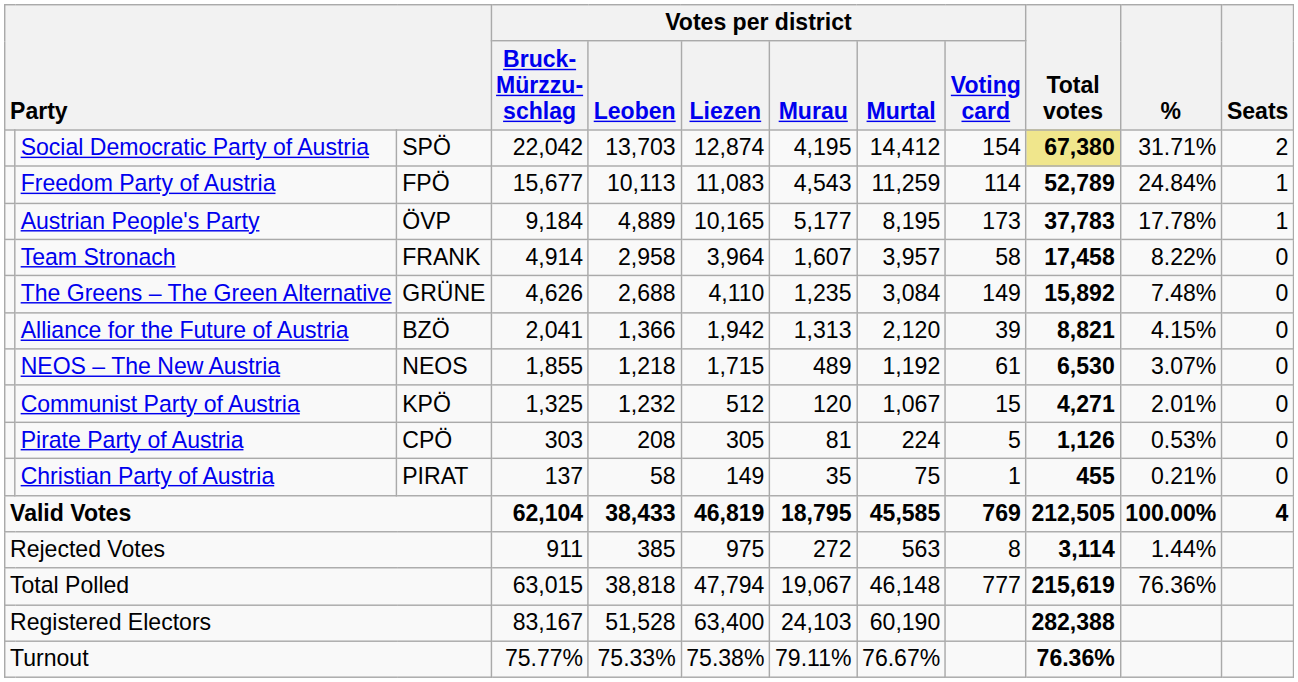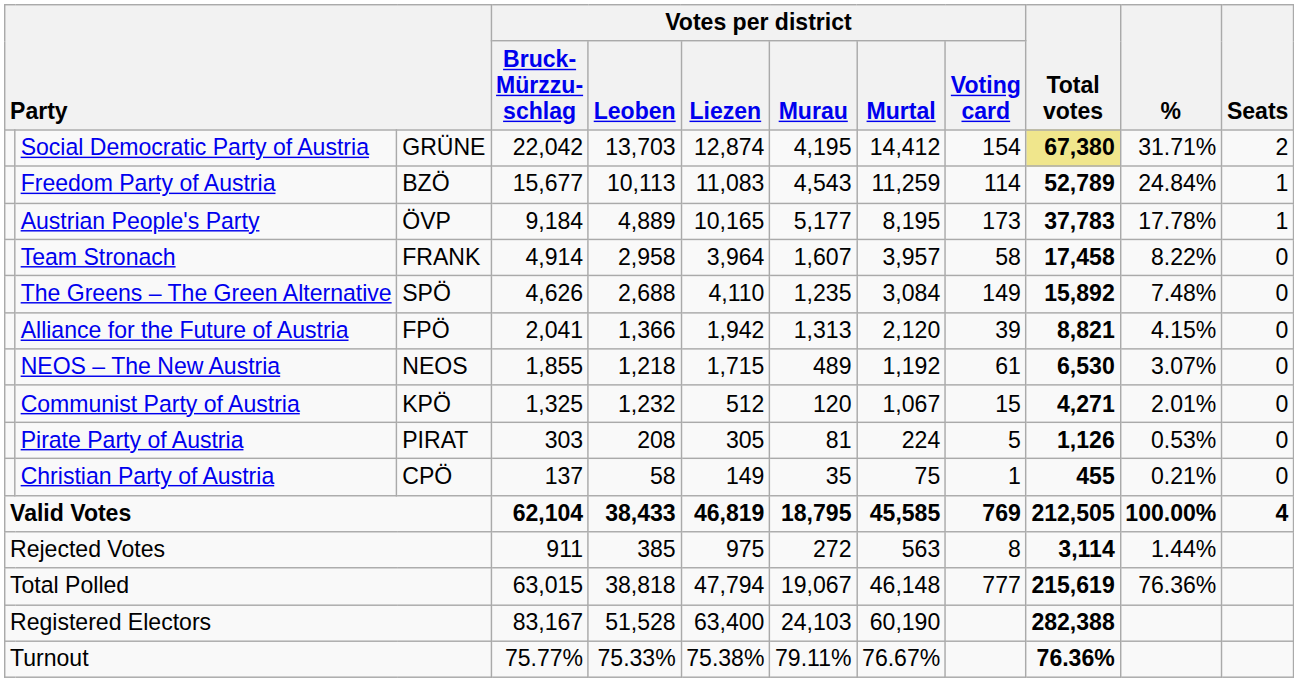(427, 147) SPÖ -> (444, 147) GRÜNE
(426, 184) FPÖ -> (426, 184) BZÖ
(444, 293) GRÜNE -> (427, 293) SPÖ
(426, 330) BZÖ -> (426, 330) FPÖ
(427, 440) CPÖ -> (435, 440) PIRAT
(435, 476) PIRAT -> (427, 476) CPÖ
